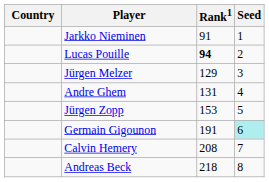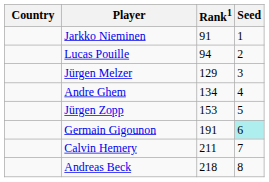(205, 54) bold -> (205, 54) normal
(208, 92) 131 -> (208, 92) 134
(208, 148) 208 -> (208, 148) 211
